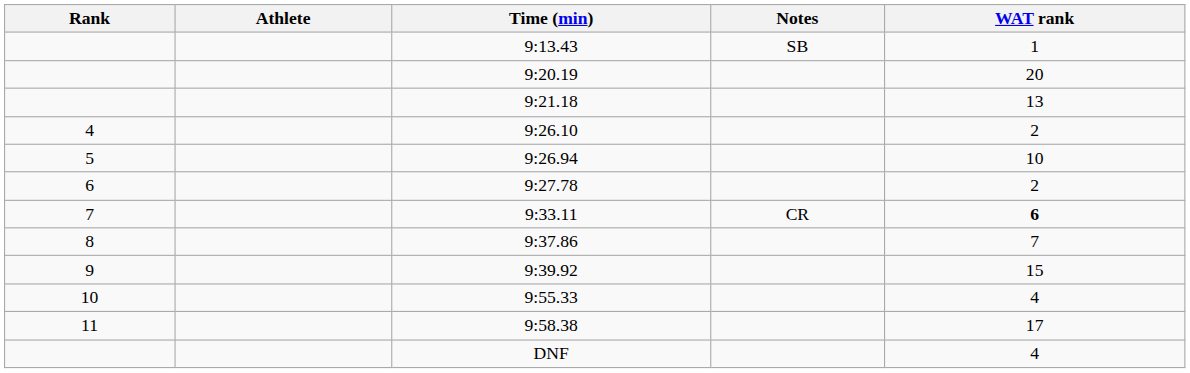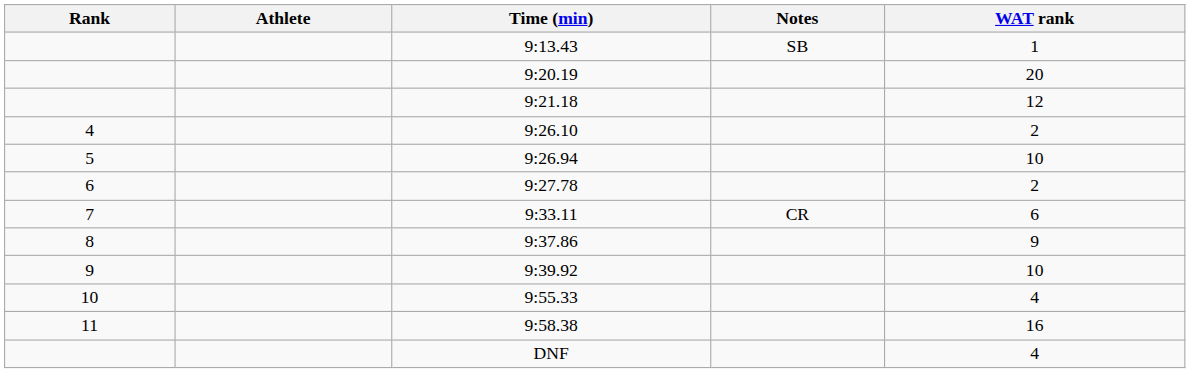(1035, 102) 13 -> (1035, 102) 12
(1035, 213) bold -> (1035, 213) normal
(1035, 241) 7 -> (1035, 241) 9
(1035, 269) 15 -> (1035, 269) 10
(1035, 325) 17 -> (1035, 325) 16
